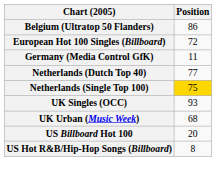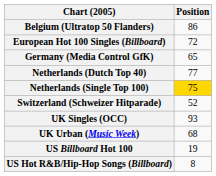(193, 57) 11 -> (193, 57) 65
+ row: (89, 103)
(193, 133) 20 -> (193, 149) 19
